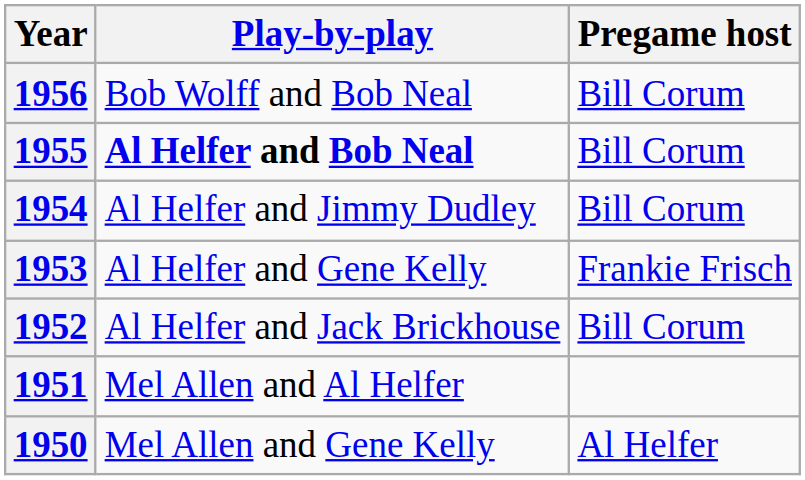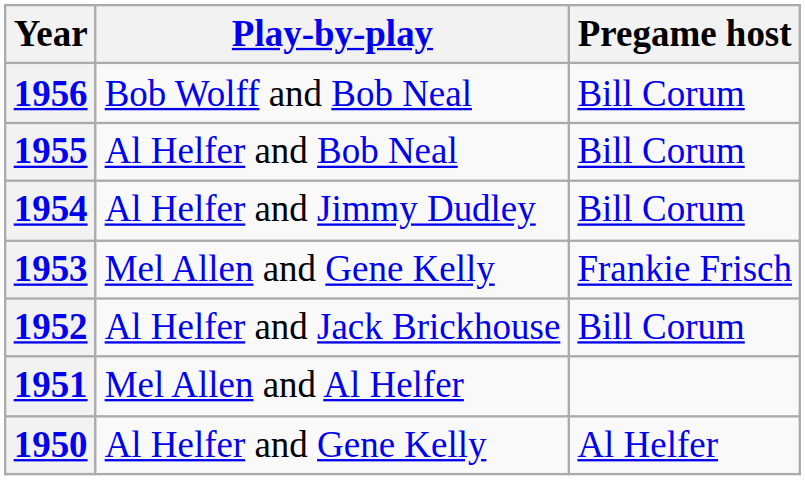(289, 151) bold -> (281, 151) normal
(296, 268) Al Helfer and Gene Kelly -> (300, 268) Mel Allen and Gene Kelly
(300, 444) Mel Allen and Gene Kelly -> (296, 444) Al Helfer and Gene Kelly
